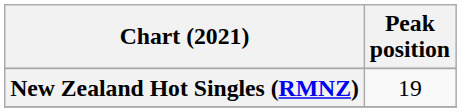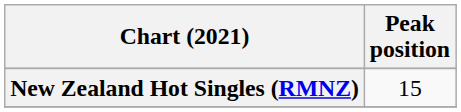(410, 87) 19 -> (410, 87) 15
